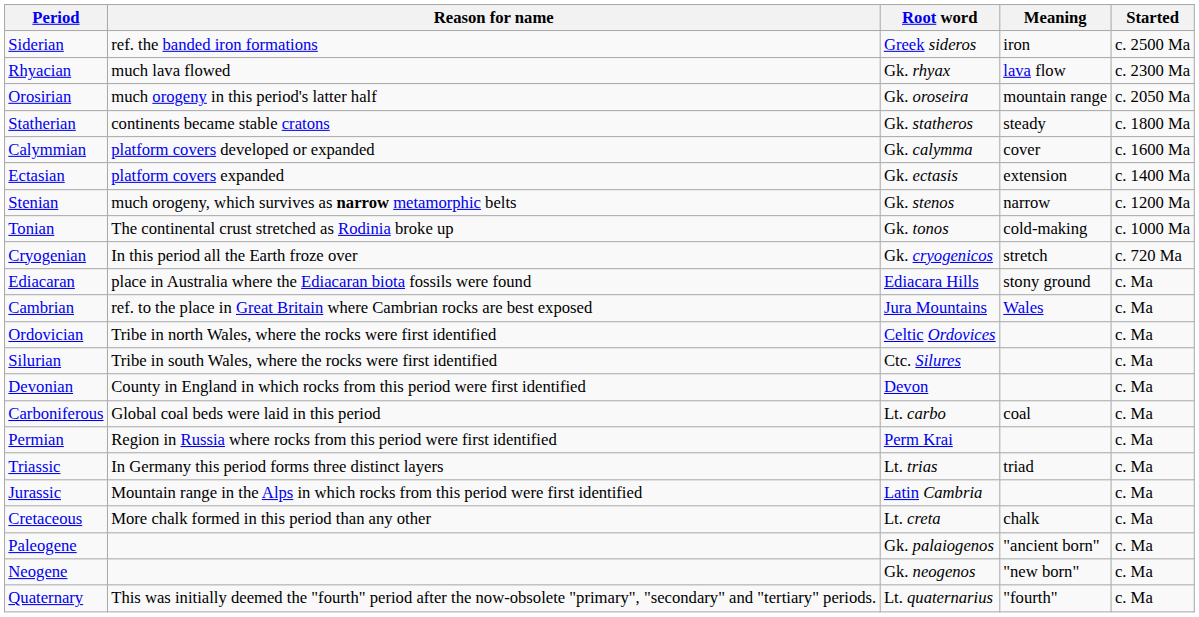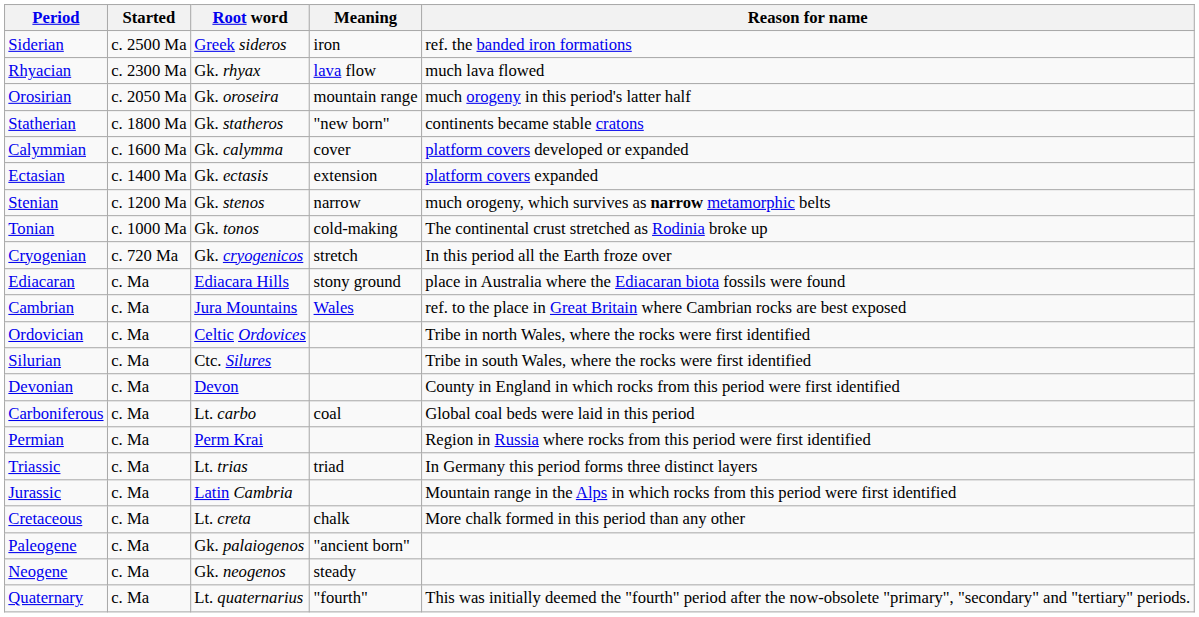columns swapped: (1153, 17) <-> (494, 17)
(1025, 123) steady -> (352, 123) "new born"
(1041, 571) "new born" -> (335, 571) steady
